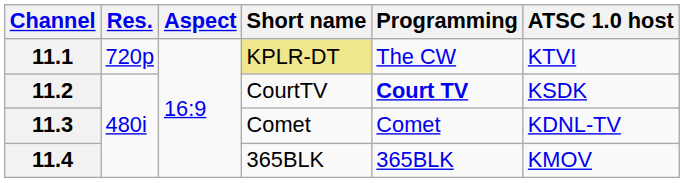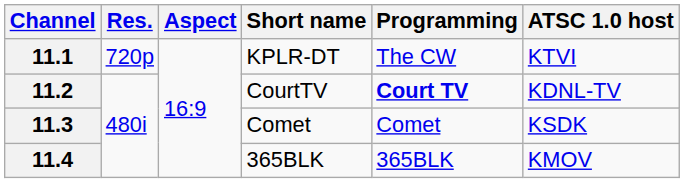(293, 56) khaki background -> (293, 56) no background
(557, 90) KSDK -> (574, 90) KDNL-TV
(574, 125) KDNL-TV -> (557, 125) KSDK
